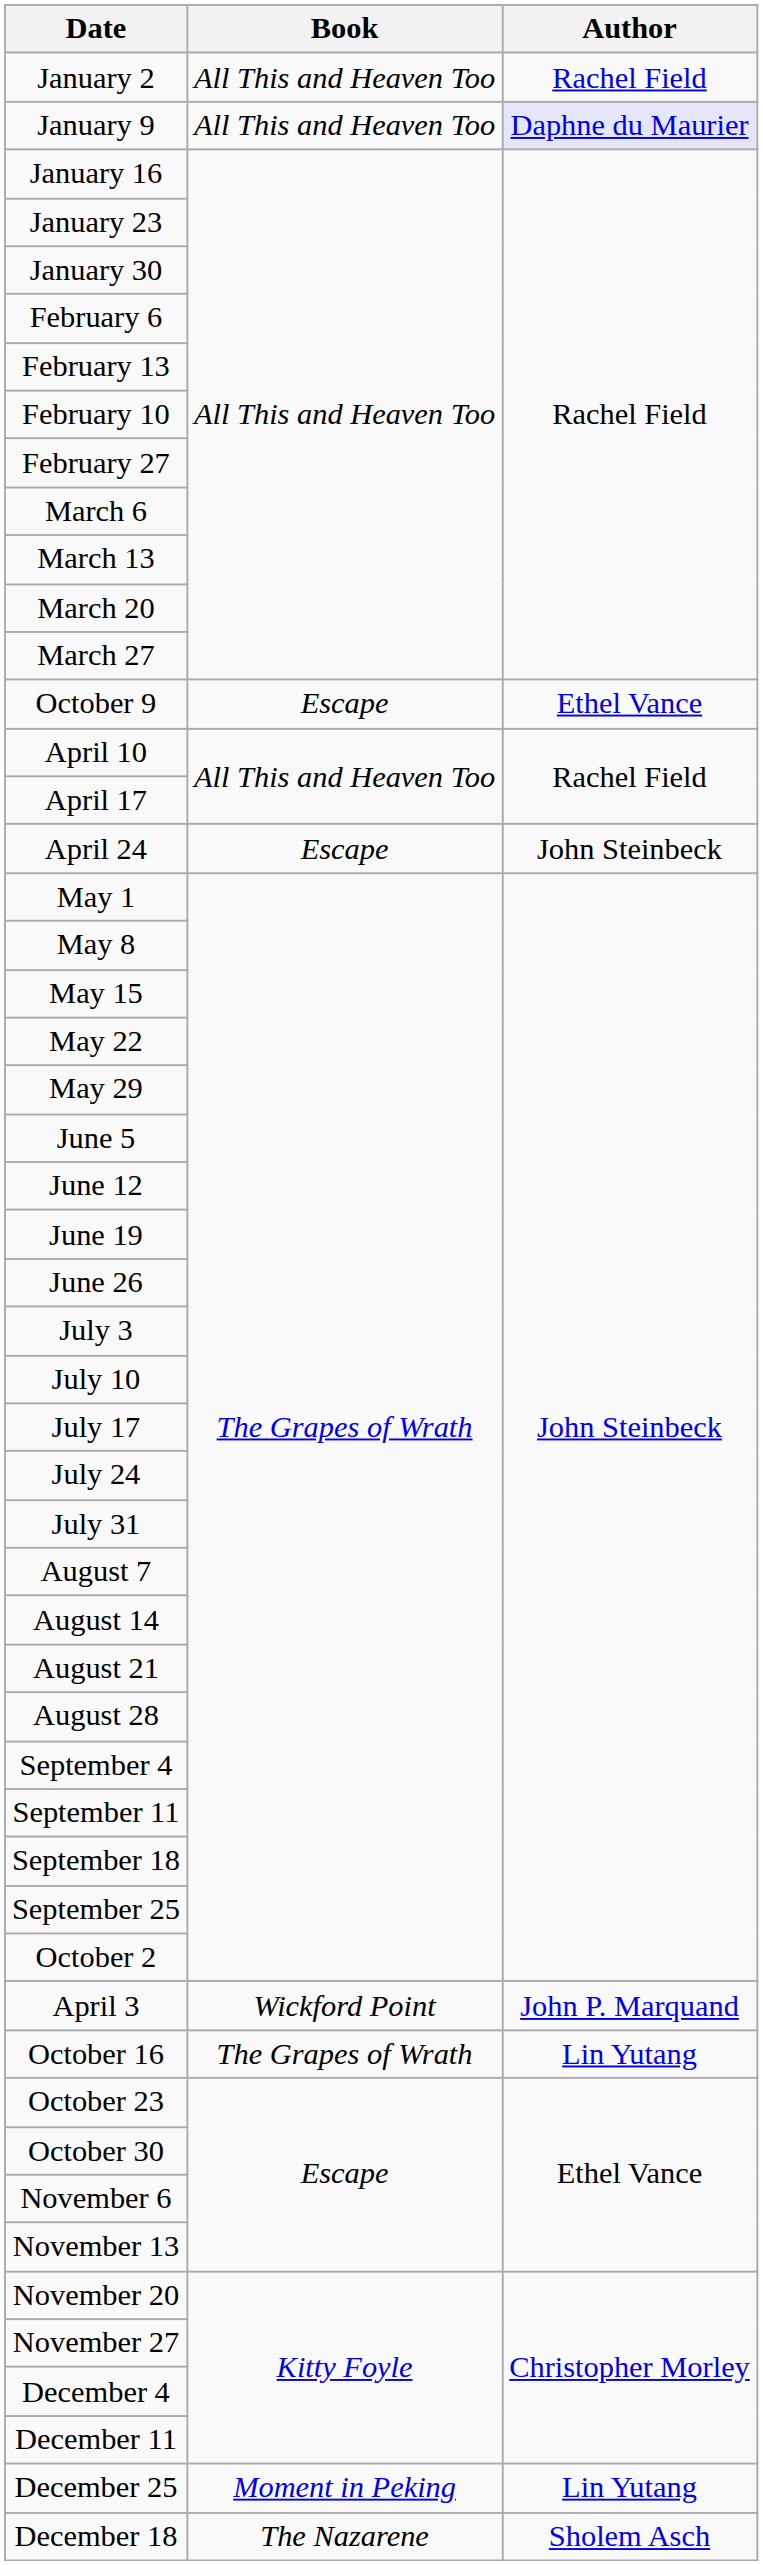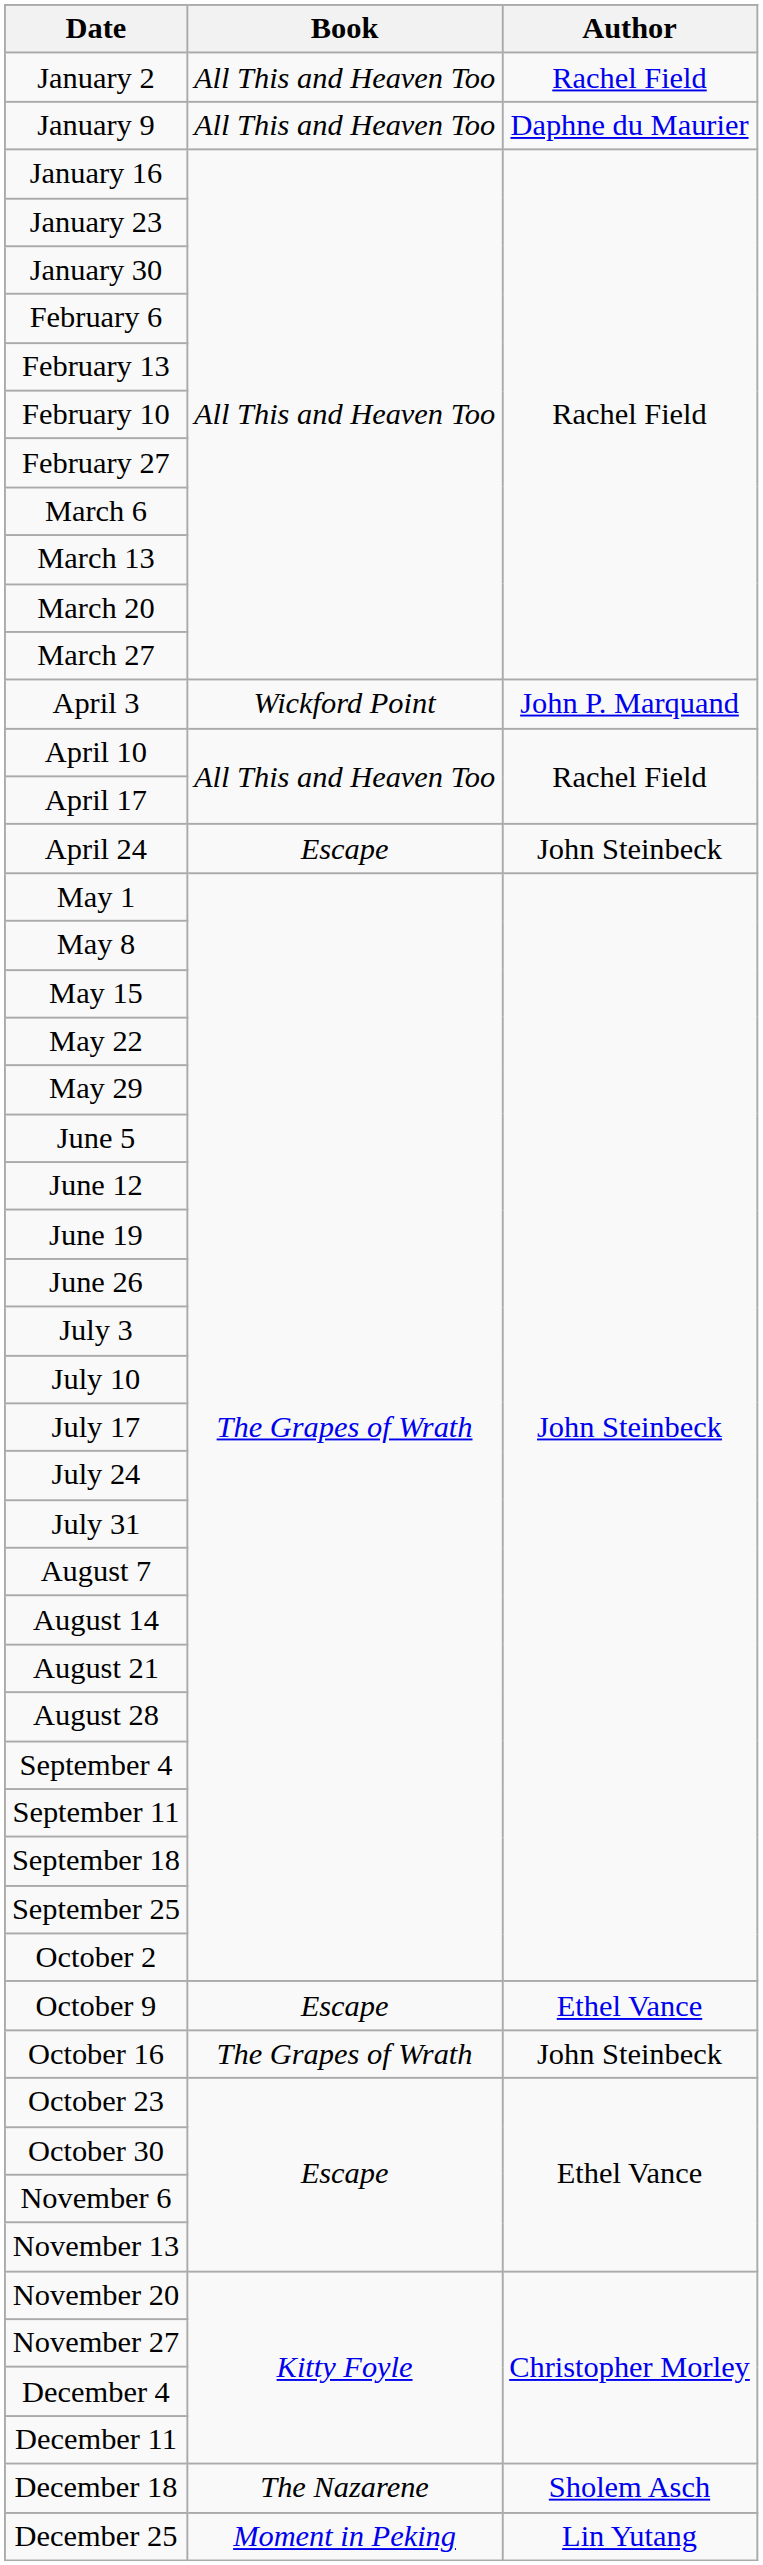(630, 125) lavender background -> (630, 125) no background
rows swapped: (96, 2005) <-> (96, 703)
(630, 2053) Lin Yutang -> (630, 2053) John Steinbeck
rows swapped: (96, 2535) <-> (96, 2487)
